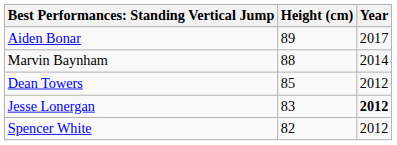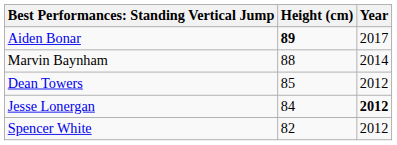(288, 38) normal -> (288, 38) bold
(288, 106) 83 -> (288, 106) 84
